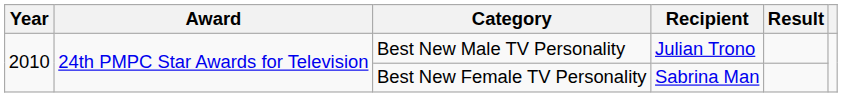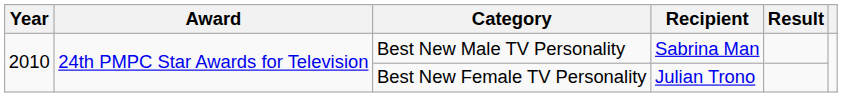(705, 48) Julian Trono -> (707, 48) Sabrina Man
(707, 77) Sabrina Man -> (705, 77) Julian Trono
